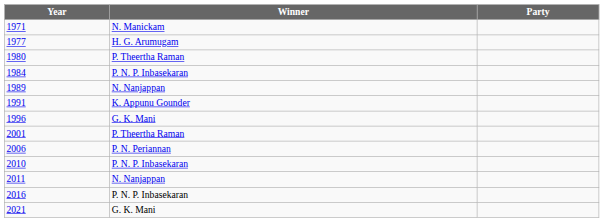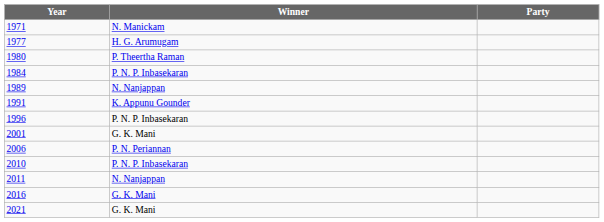(134, 118) G. K. Mani -> (150, 118) P. N. P. Inbasekaran
(148, 133) P. Theertha Raman -> (134, 133) G. K. Mani
(150, 194) P. N. P. Inbasekaran -> (134, 194) G. K. Mani
